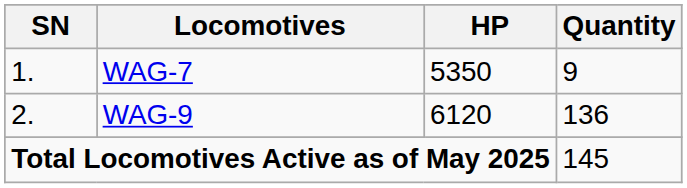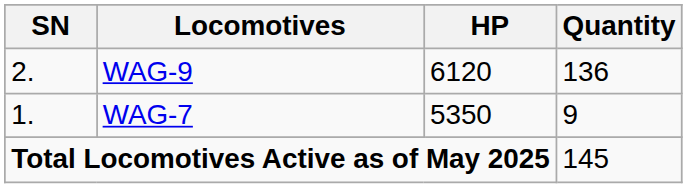rows swapped: (148, 70) <-> (148, 114)
